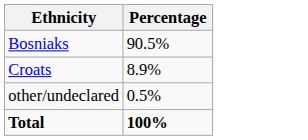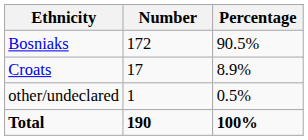+ column: (168, 17)
